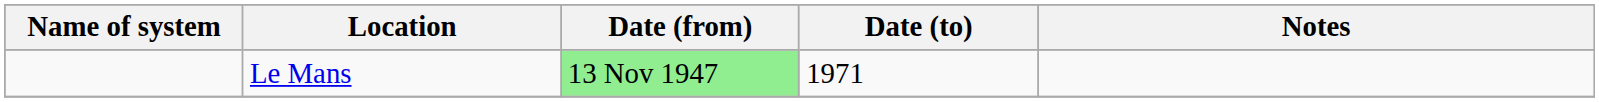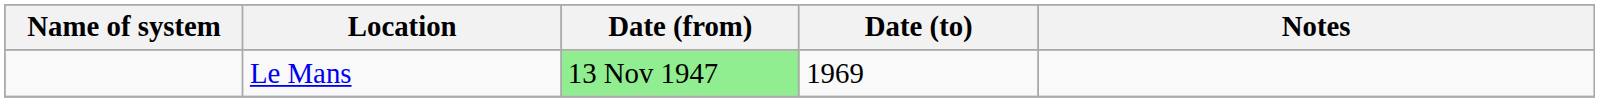(835, 73) 1971 -> (835, 73) 1969
